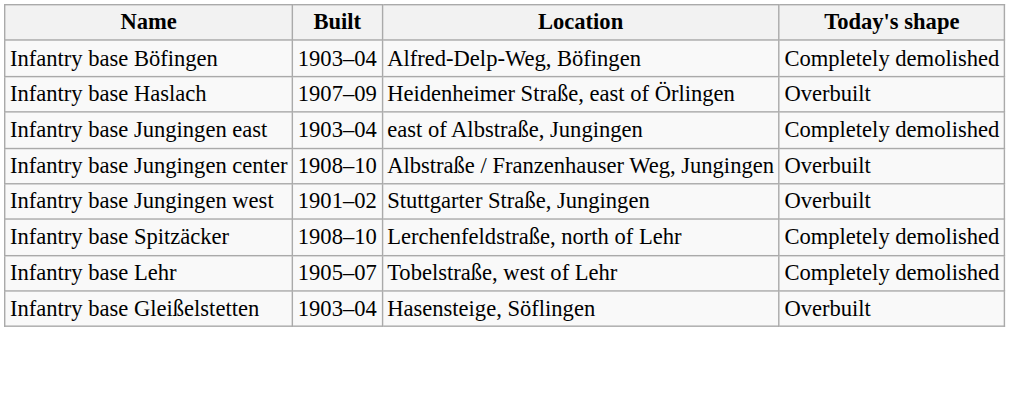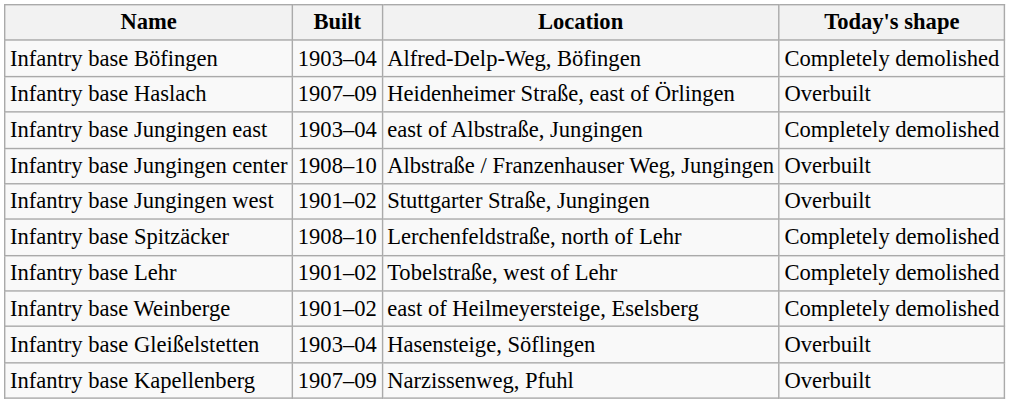(337, 272) 1905–07 -> (337, 272) 1901–02
+ row: (120, 308)
+ row: (132, 380)
